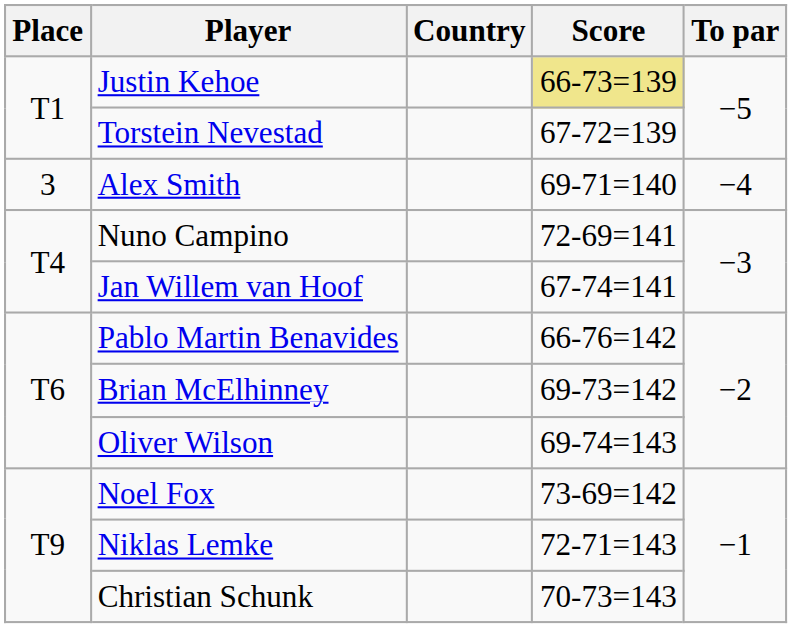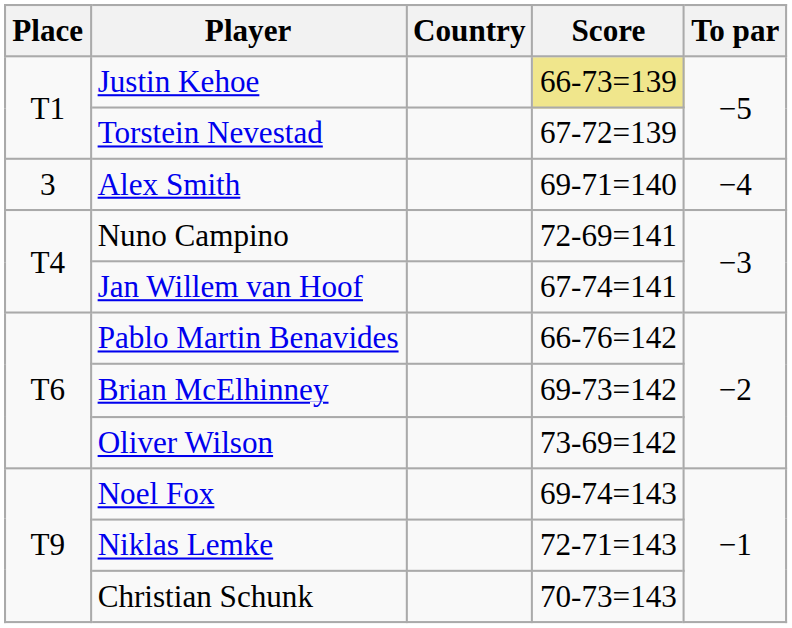(608, 441) 69-74=143 -> (608, 441) 73-69=142
(608, 492) 73-69=142 -> (608, 492) 69-74=143
